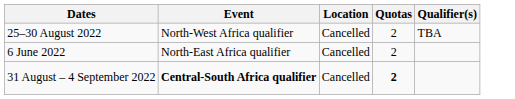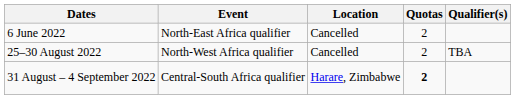rows swapped: (36, 52) <-> (54, 33)
(239, 77) bold -> (233, 77) normal
(346, 77) Cancelled -> (355, 77) Harare, Zimbabwe
